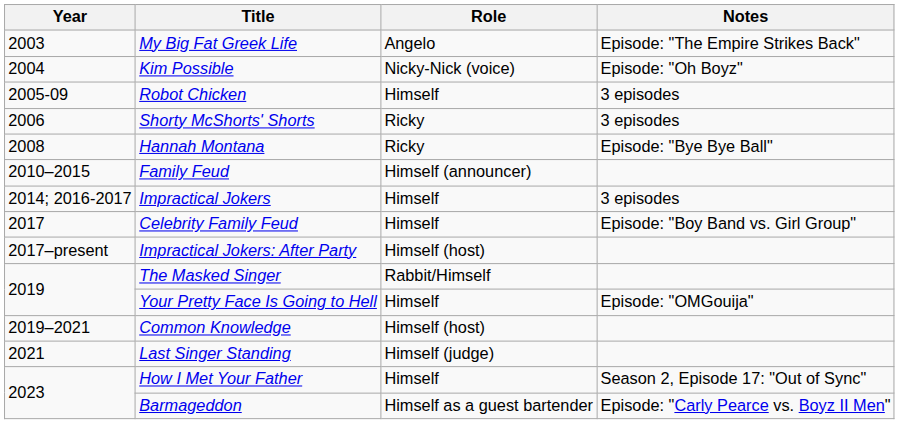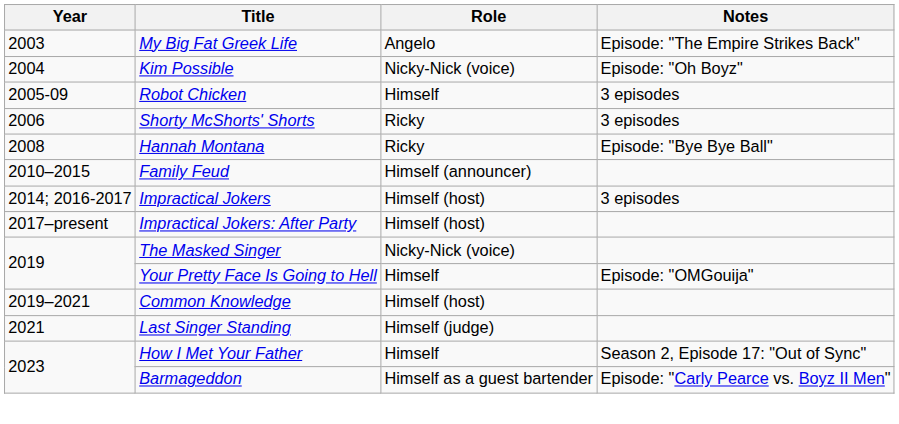(412, 198) Himself -> (435, 198) Himself (host)
- row: (219, 224)
(437, 276) Rabbit/Himself -> (450, 250) Nicky-Nick (voice)
